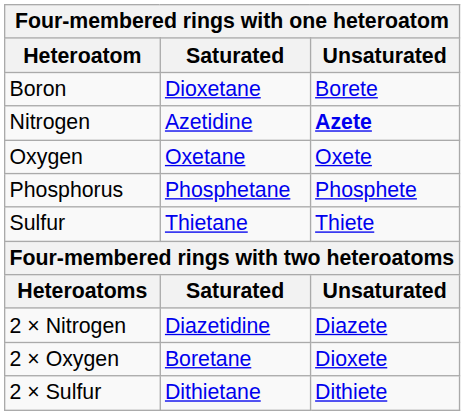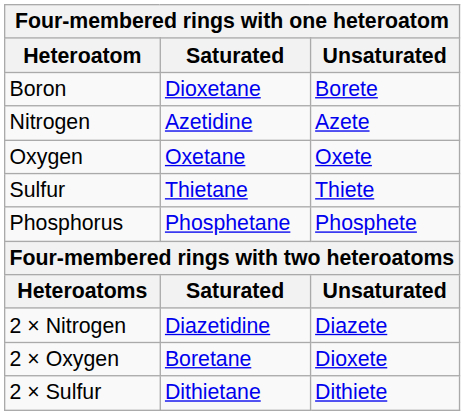(344, 122) bold -> (342, 122) normal
rows swapped: (66, 190) <-> (37, 223)
